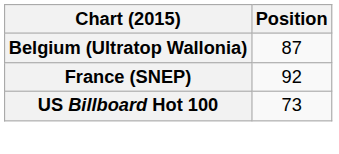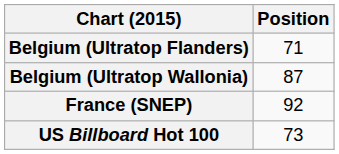+ row: (129, 47)
